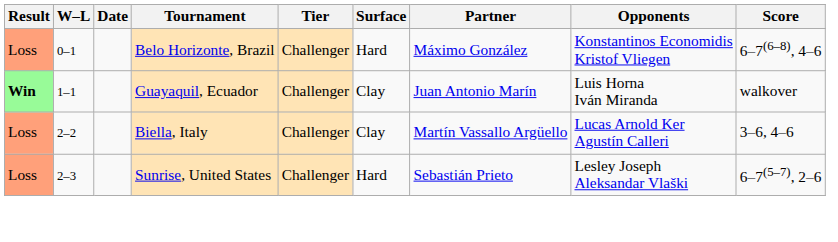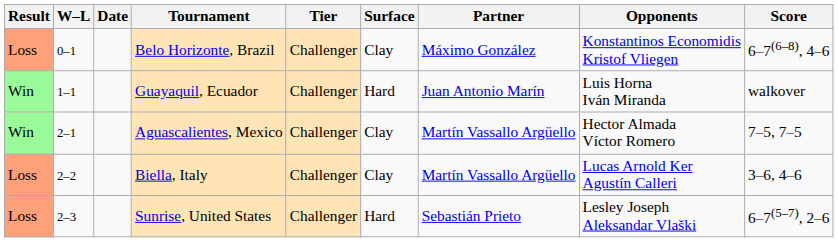(371, 49) Hard -> (379, 49) Clay
(22, 91) bold -> (21, 91) normal
(371, 91) Clay -> (380, 91) Hard
+ row: (209, 132)
